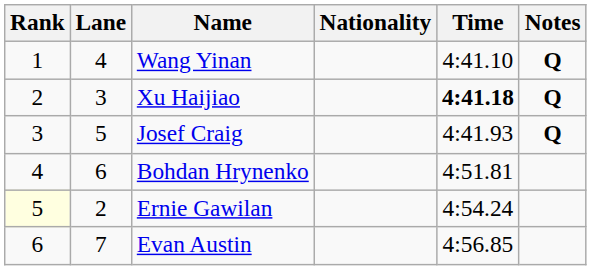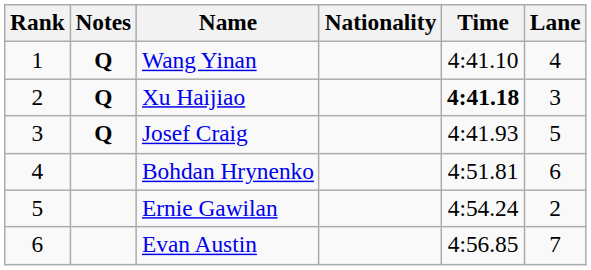columns swapped: (101, 23) <-> (553, 23)
(37, 208) lightyellow background -> (37, 208) no background
